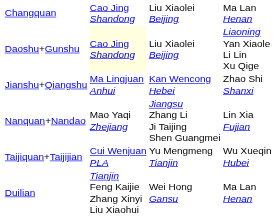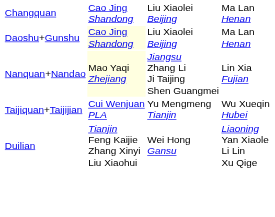(247, 49) Liaoning Yan Xiaole Li Lin Xu Qige -> (238, 38) Ma Lan Henan
- row: (46, 85)
(110, 121) no background -> (109, 73) lightyellow background
(240, 193) Ma Lan Henan -> (245, 145) Liaoning Yan Xiaole Li Lin Xu Qige
